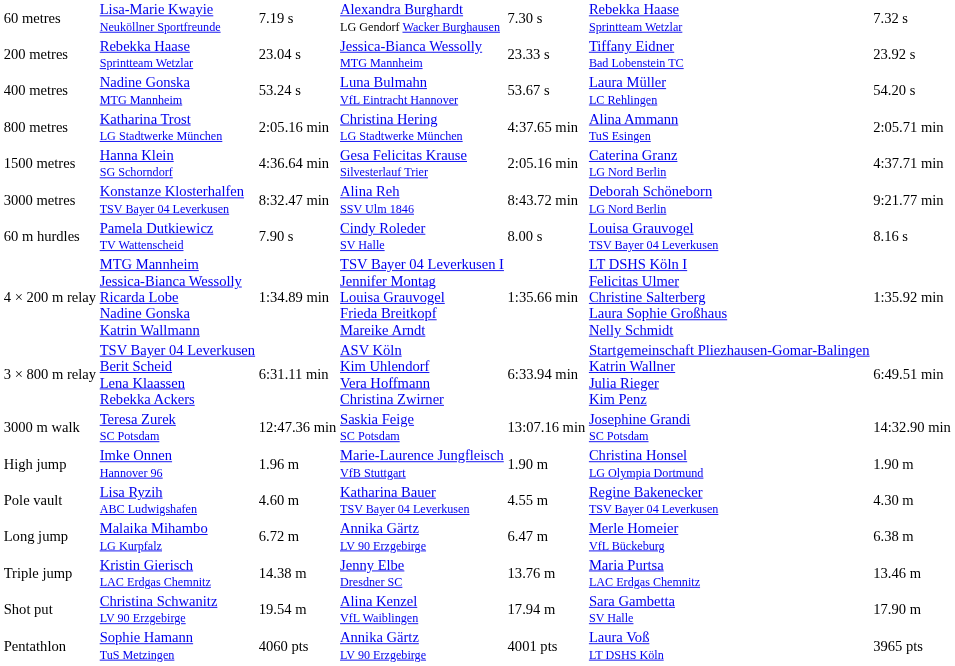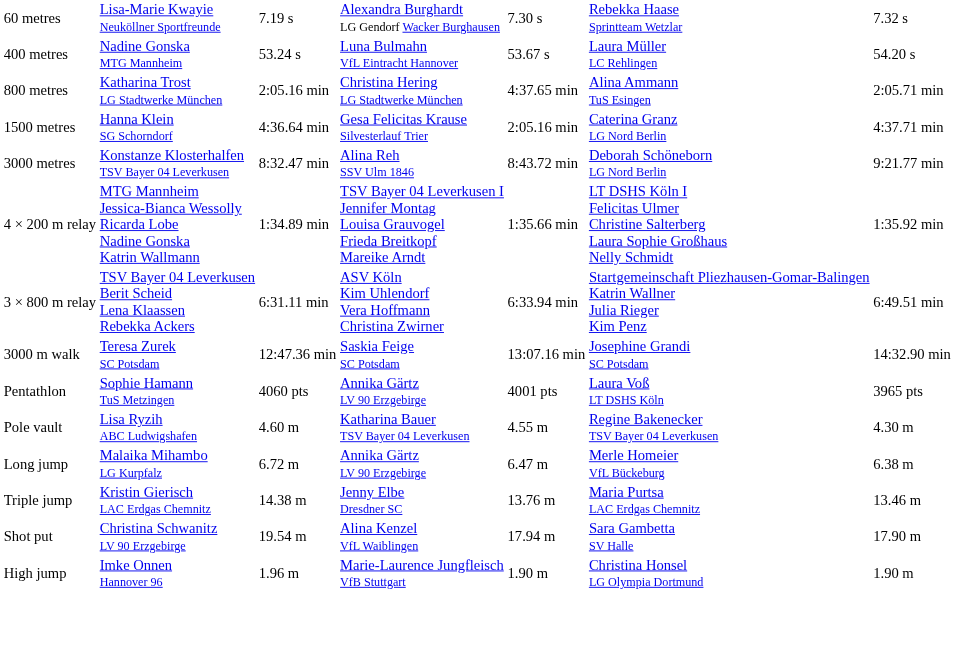- row: (36, 54)
- row: (42, 236)
rows swapped: (35, 464) <-> (35, 646)
